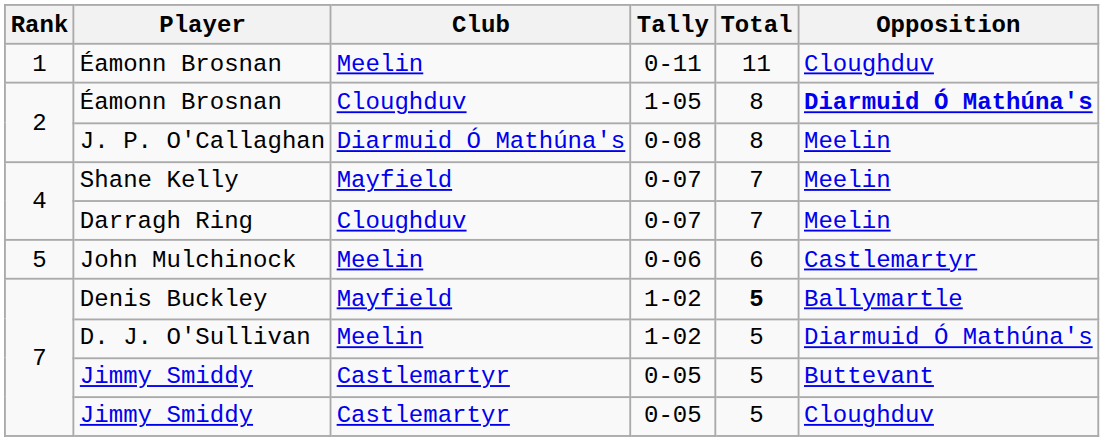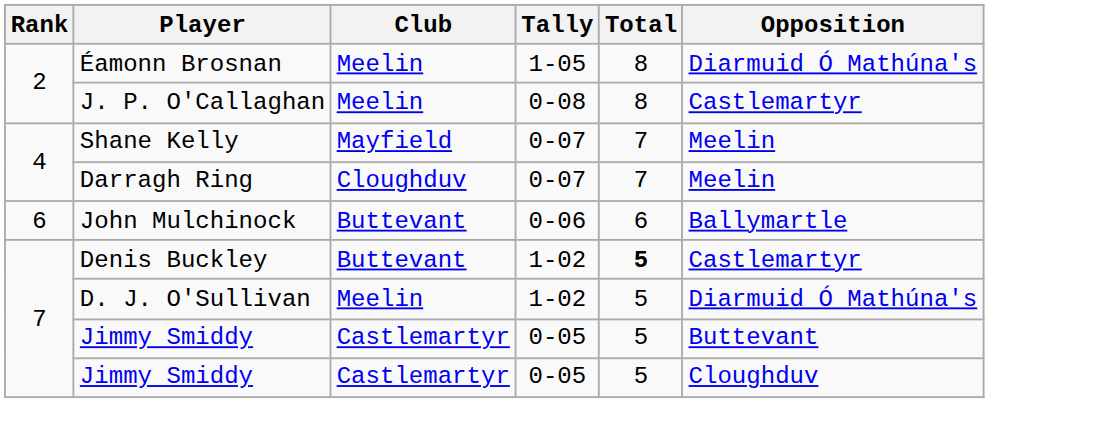- row: (181, 64)
(402, 103) Cloughduv -> (380, 64) Meelin
(948, 103) bold -> (833, 64) normal
(481, 142) Diarmuid Ó Mathúna's -> (380, 103) Meelin
(847, 142) Meelin -> (775, 103) Castlemartyr
(40, 260) 5 -> (40, 221) 6
(380, 260) Meelin -> (402, 221) Buttevant
(891, 260) Castlemartyr -> (768, 221) Ballymartle
(394, 299) Mayfield -> (402, 260) Buttevant
(883, 299) Ballymartle -> (775, 260) Castlemartyr
